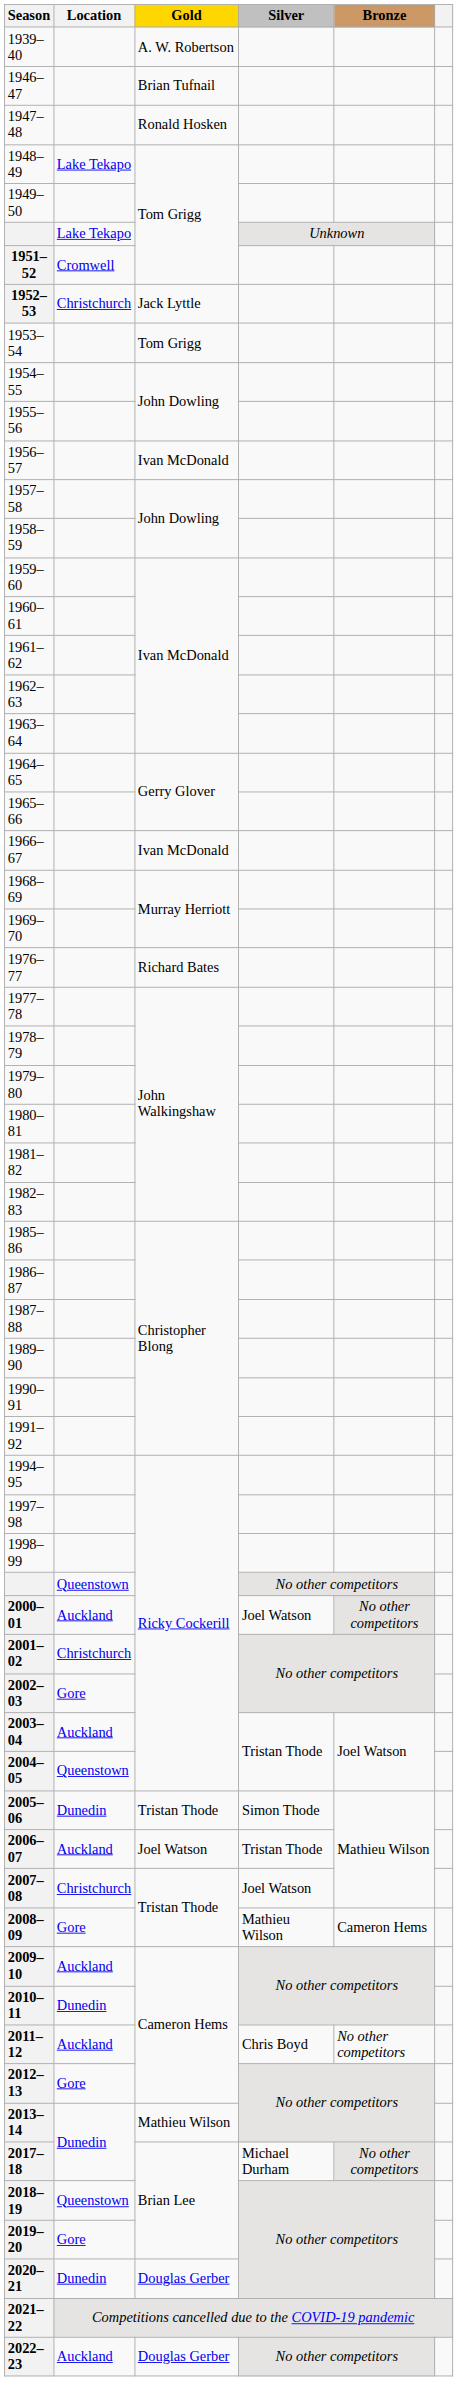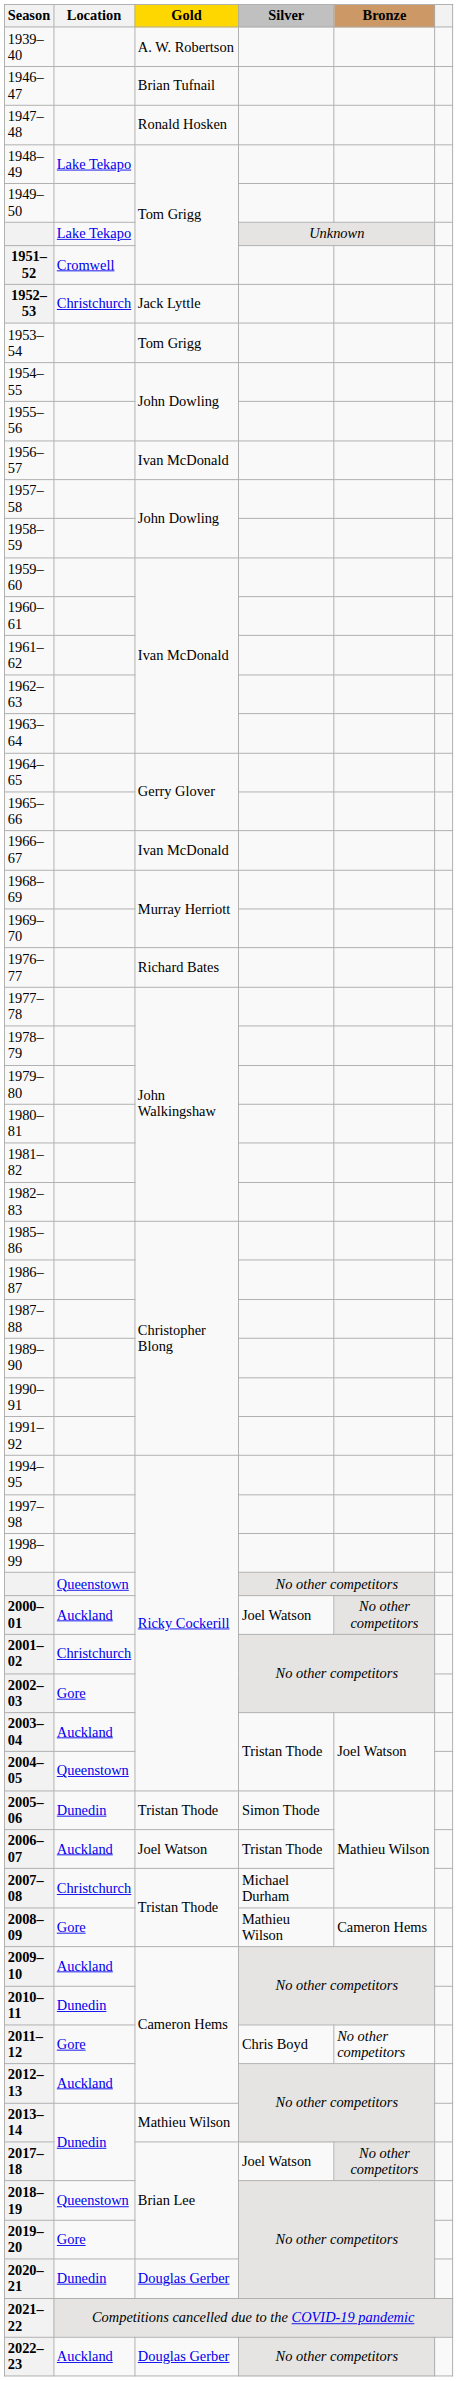(277, 1888) Joel Watson -> (266, 1888) Michael Durham
(85, 2044) Auckland -> (71, 2044) Gore
(71, 2083) Gore -> (85, 2083) Auckland
(266, 2161) Michael Durham -> (277, 2161) Joel Watson
